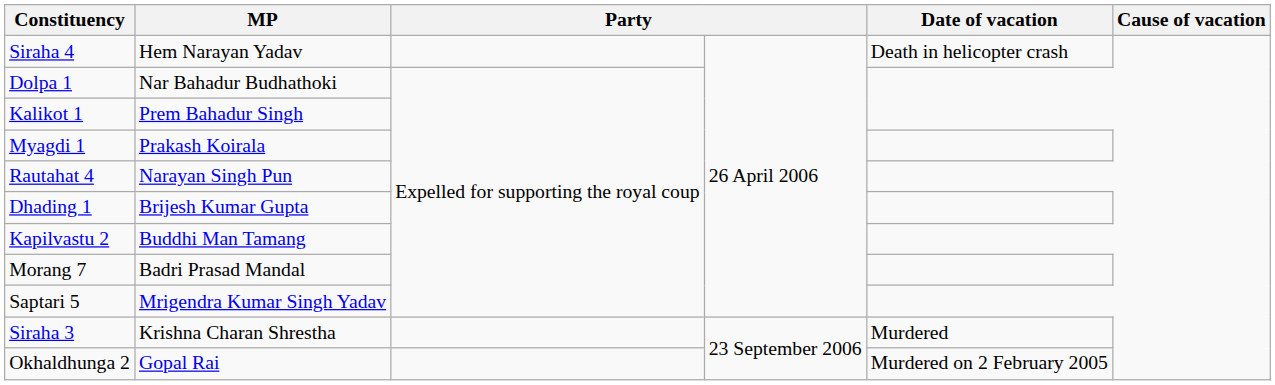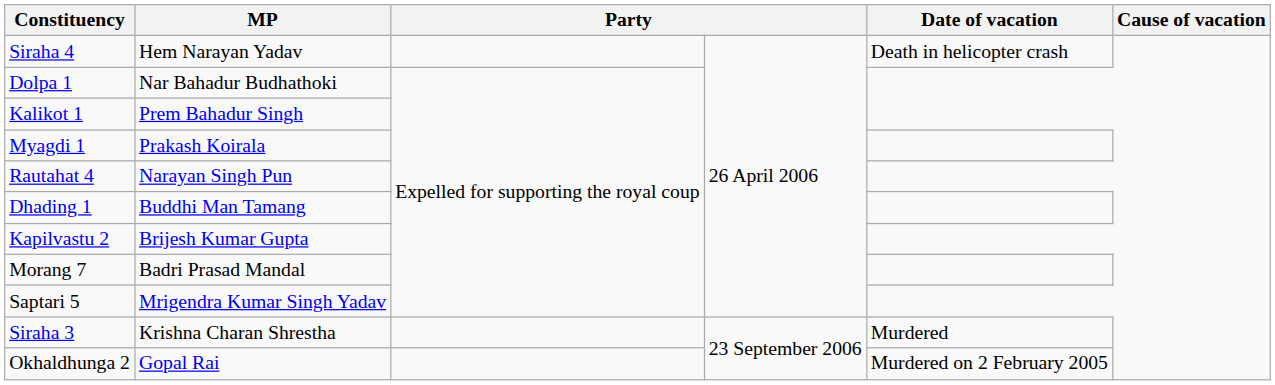(224, 207) Brijesh Kumar Gupta -> (222, 207) Buddhi Man Tamang
(222, 238) Buddhi Man Tamang -> (224, 238) Brijesh Kumar Gupta
